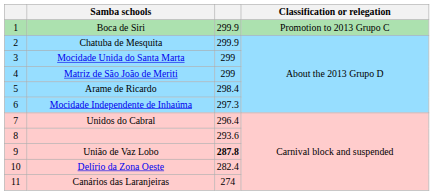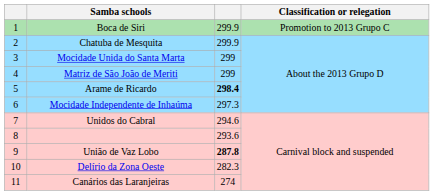(228, 89) normal -> (228, 89) bold
(228, 120) 296.4 -> (228, 120) 294.6
(228, 167) 282.4 -> (228, 167) 282.3
